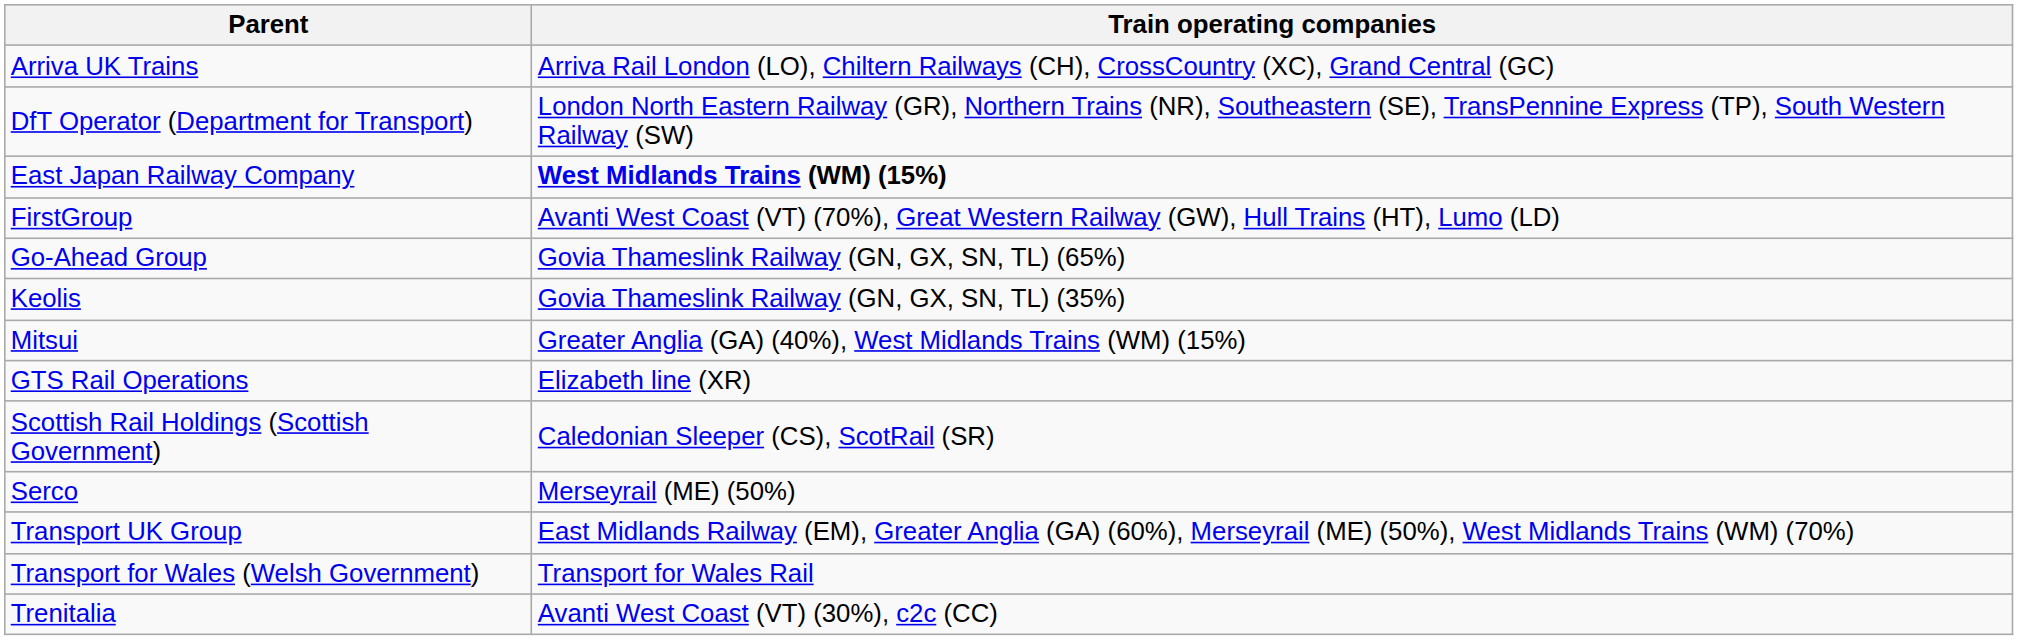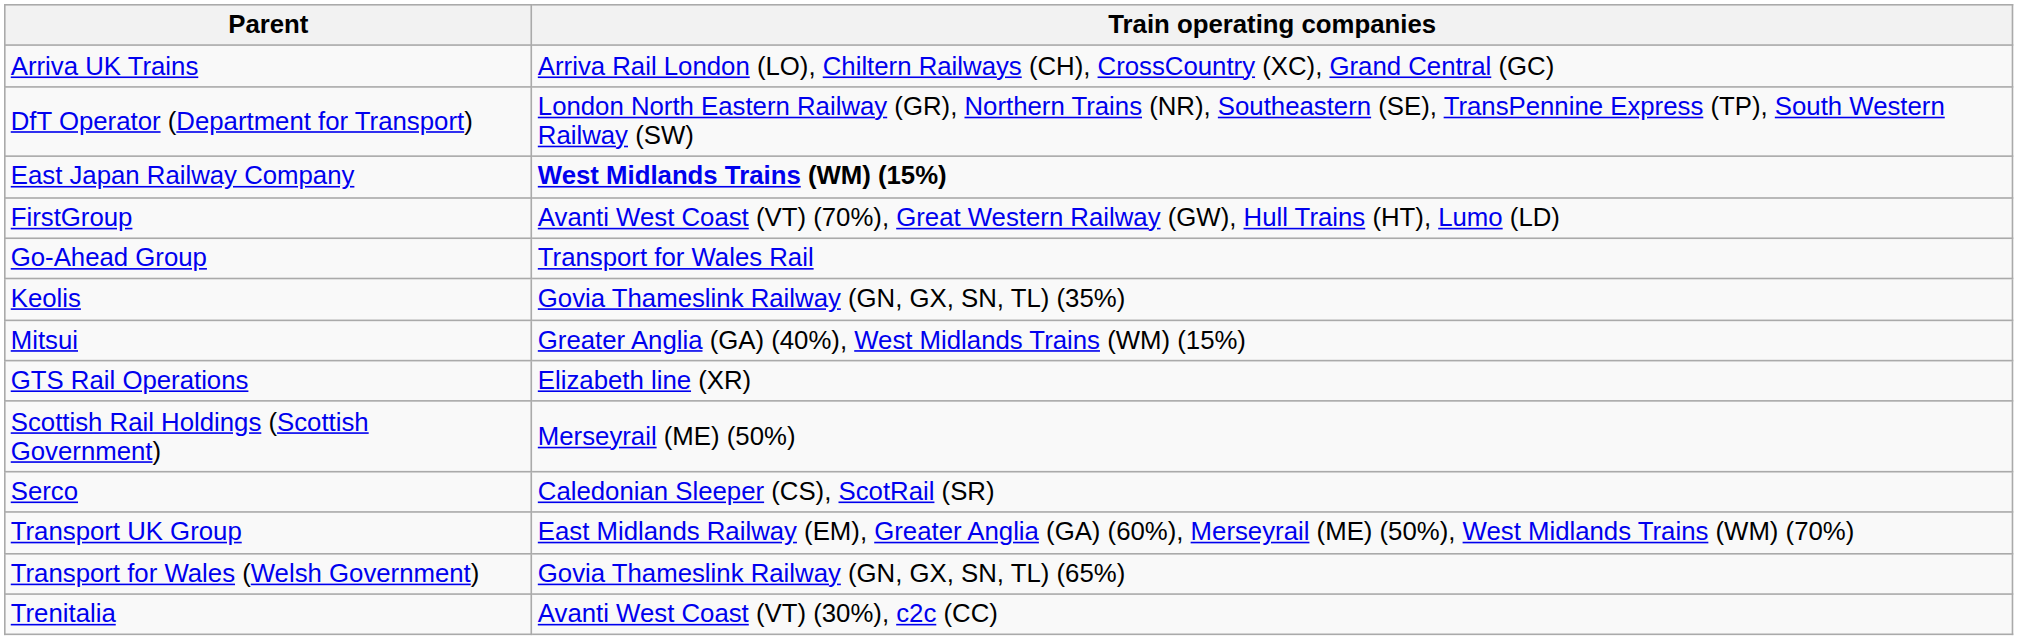(832, 258) Govia Thameslink Railway (GN, GX, SN, TL) (65%) -> (676, 258) Transport for Wales Rail
(766, 436) Caledonian Sleeper (CS), ScotRail (SR) -> (667, 436) Merseyrail (ME) (50%)
(667, 491) Merseyrail (ME) (50%) -> (766, 491) Caledonian Sleeper (CS), ScotRail (SR)
(676, 573) Transport for Wales Rail -> (832, 573) Govia Thameslink Railway (GN, GX, SN, TL) (65%)
